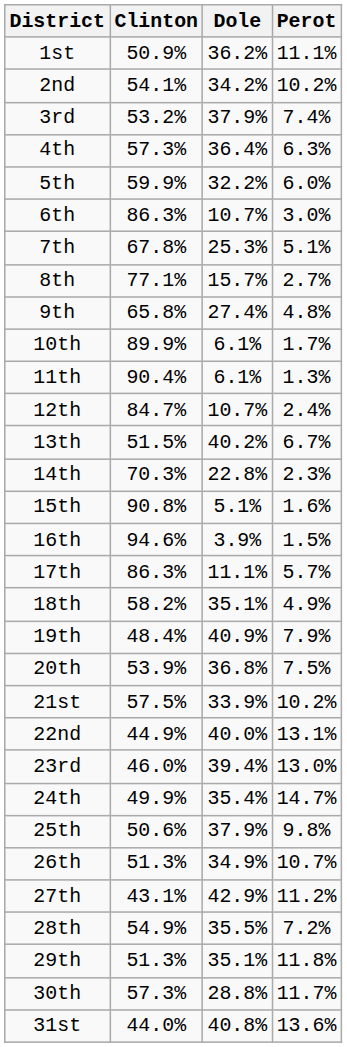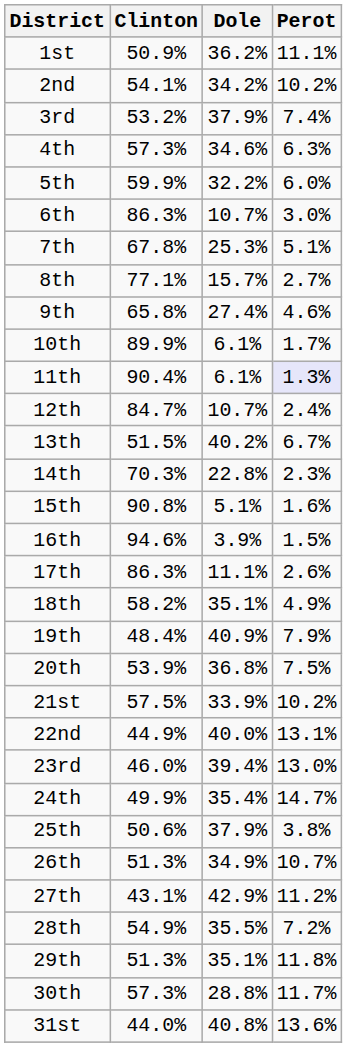(237, 151) 36.4% -> (237, 151) 34.6%
(306, 313) 4.8% -> (306, 313) 4.6%
(306, 378) no background -> (306, 378) lavender background
(306, 572) 5.7% -> (306, 572) 2.6%
(306, 831) 9.8% -> (306, 831) 3.8%
